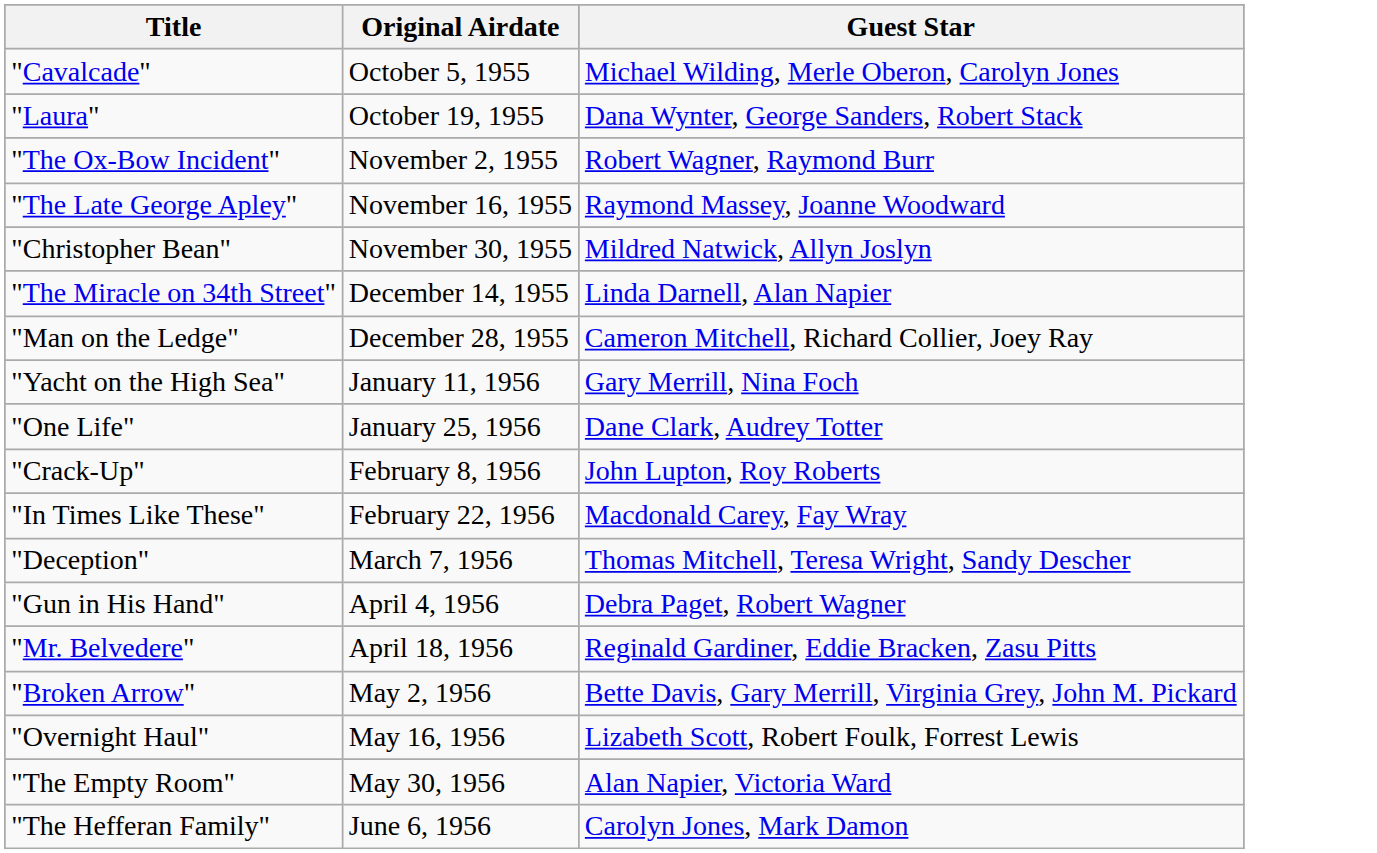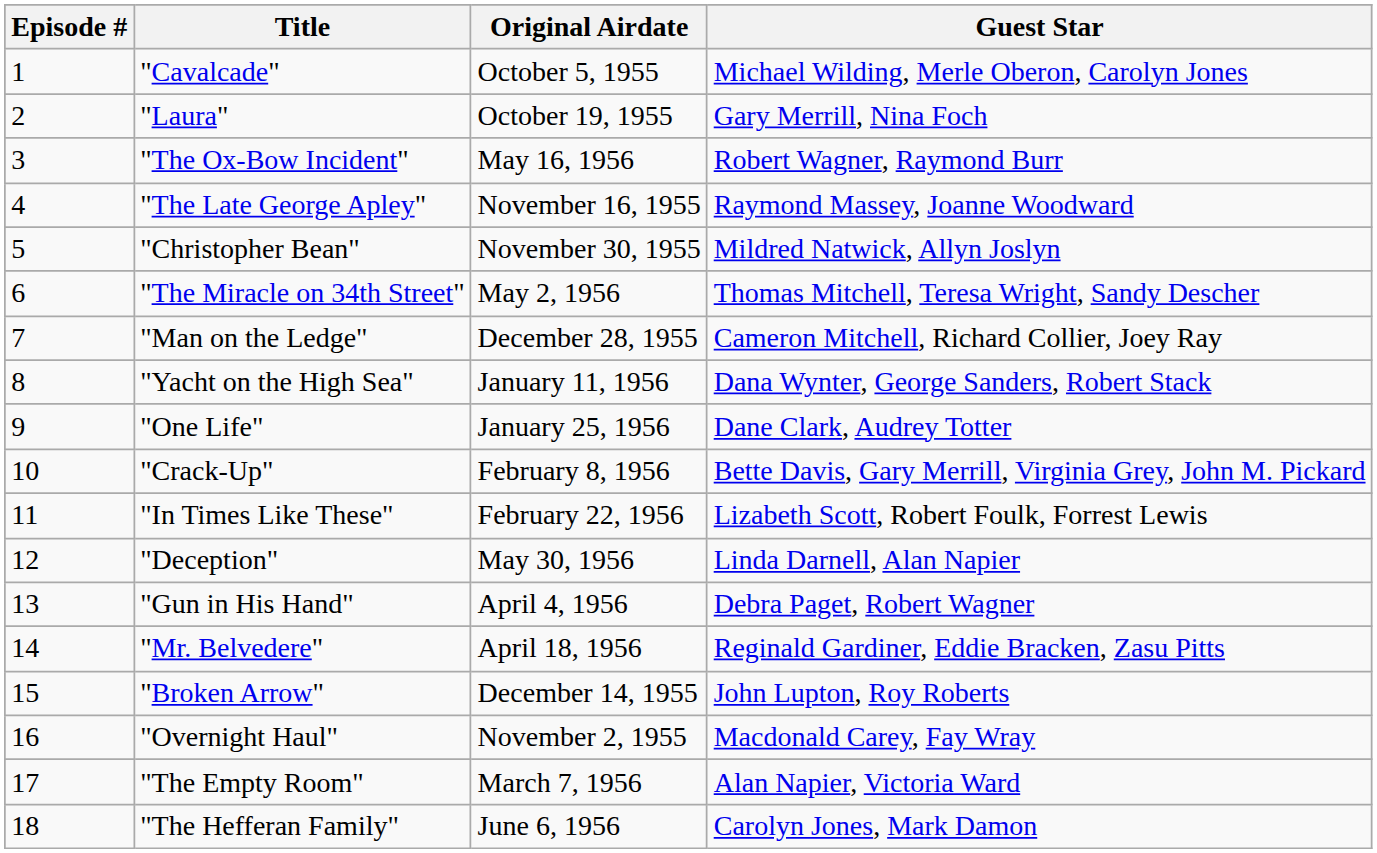+ column: (69, 26)
(834, 115) Dana Wynter, George Sanders, Robert Stack -> (851, 115) Gary Merrill, Nina Foch
(453, 159) November 2, 1955 -> (556, 159) May 16, 1956
(459, 293) December 14, 1955 -> (549, 293) May 2, 1956
(738, 293) Linda Darnell, Alan Napier -> (987, 293) Thomas Mitchell, Teresa Wright, Sandy Descher
(722, 381) Gary Merrill, Nina Foch -> (963, 381) Dana Wynter, George Sanders, Robert Stack
(733, 470) John Lupton, Roy Roberts -> (1040, 470) Bette Davis, Gary Merrill, Virginia Grey, John M. Pickard
(746, 515) Macdonald Carey, Fay Wray -> (961, 515) Lizabeth Scott, Robert Foulk, Forrest Lewis
(431, 559) March 7, 1956 -> (556, 559) May 30, 1956
(858, 559) Thomas Mitchell, Teresa Wright, Sandy Descher -> (867, 559) Linda Darnell, Alan Napier
(420, 692) May 2, 1956 -> (588, 692) December 14, 1955
(911, 692) Bette Davis, Gary Merrill, Virginia Grey, John M. Pickard -> (862, 692) John Lupton, Roy Roberts
(427, 737) May 16, 1956 -> (582, 737) November 2, 1955
(832, 737) Lizabeth Scott, Robert Foulk, Forrest Lewis -> (874, 737) Macdonald Carey, Fay Wray
(427, 781) May 30, 1956 -> (560, 781) March 7, 1956
